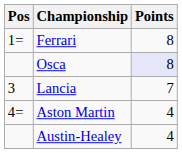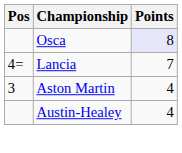- row: (56, 40)
(12, 88) 3 -> (16, 64) 4=
(16, 112) 4= -> (12, 88) 3
